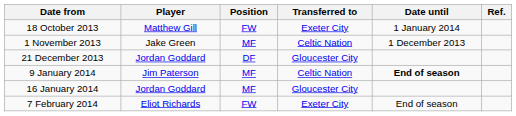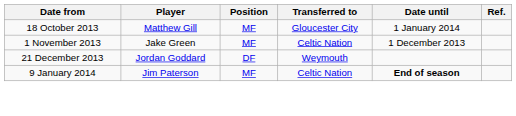(249, 28) FW -> (249, 28) MF
(325, 28) Exeter City -> (325, 28) Gloucester City
(325, 58) Gloucester City -> (325, 58) Weymouth
- row: (62, 89)
- row: (62, 104)
